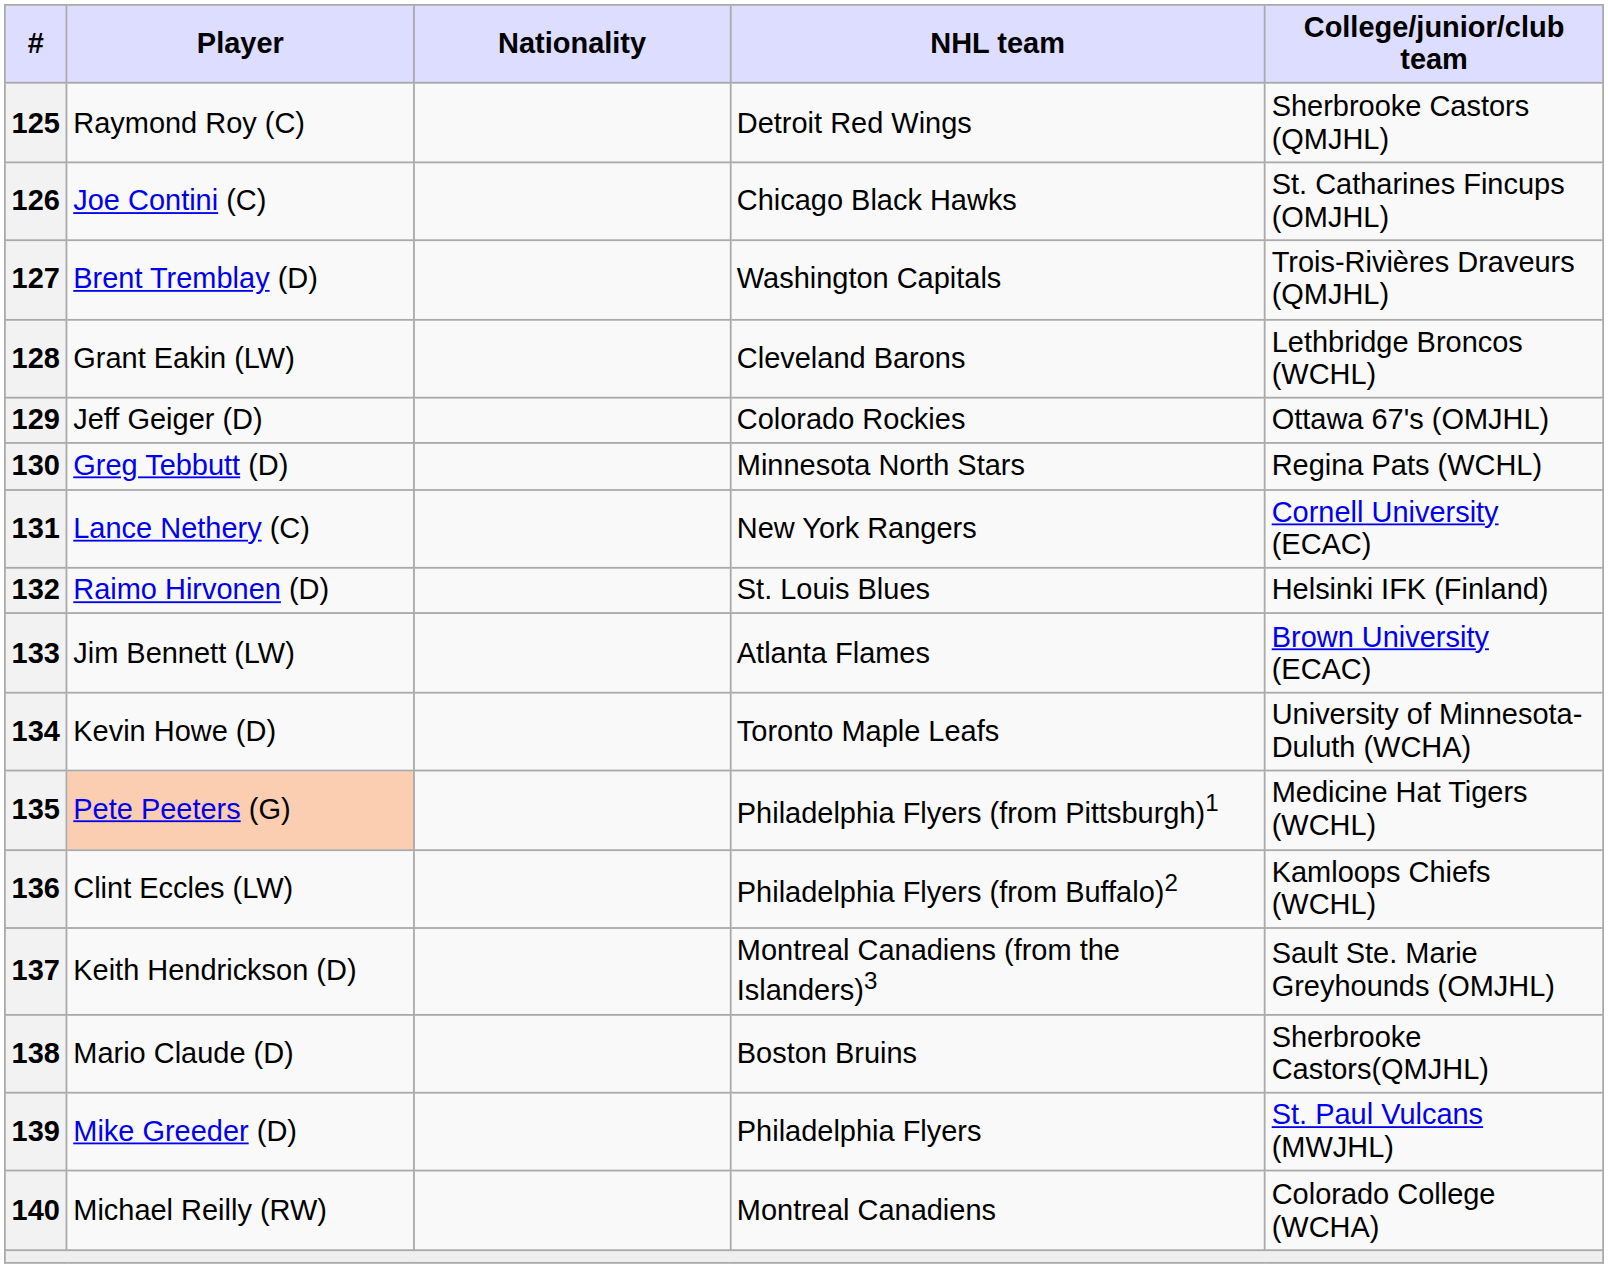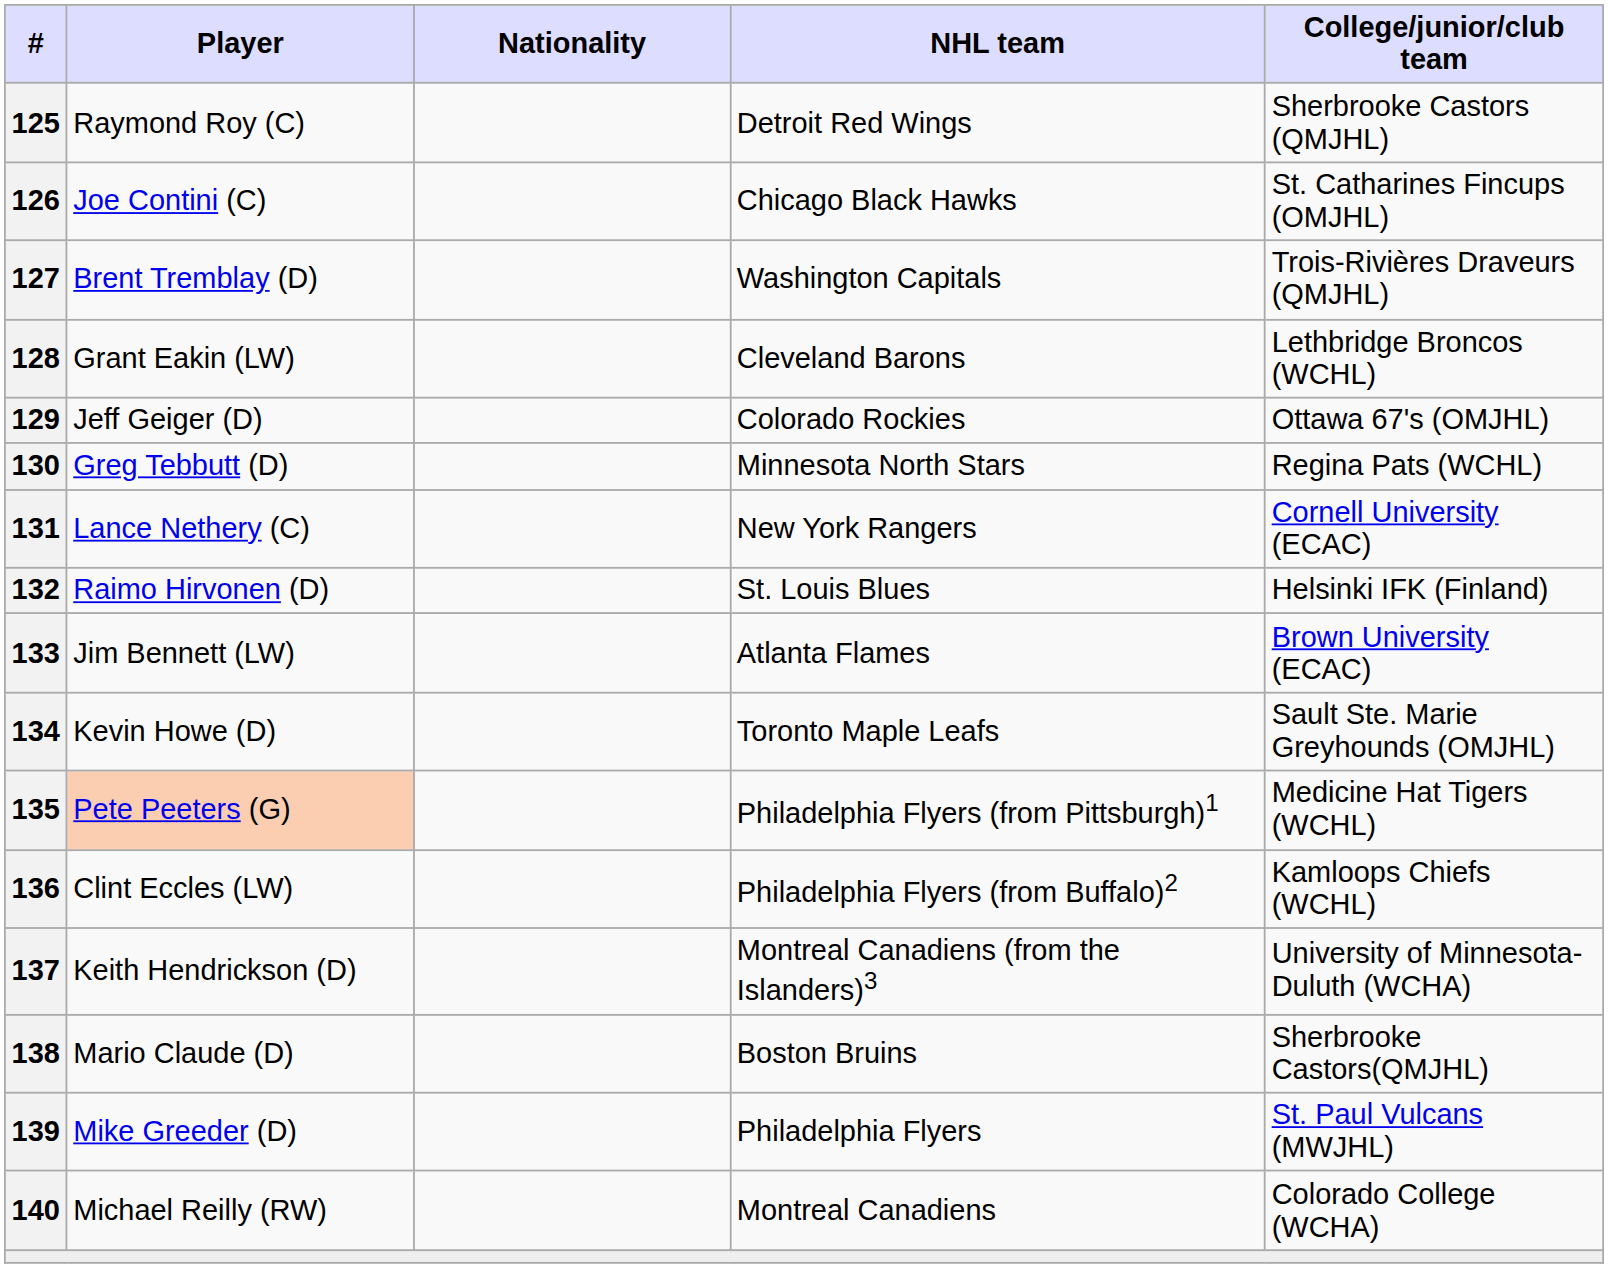(1427, 731) University of Minnesota-Duluth (WCHA) -> (1413, 731) Sault Ste. Marie Greyhounds (OMJHL)
(1413, 970) Sault Ste. Marie Greyhounds (OMJHL) -> (1427, 970) University of Minnesota-Duluth (WCHA)
